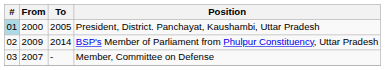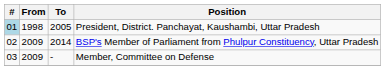(32, 27) 2000 -> (32, 27) 1998
(32, 57) 2007 -> (32, 57) 2009
